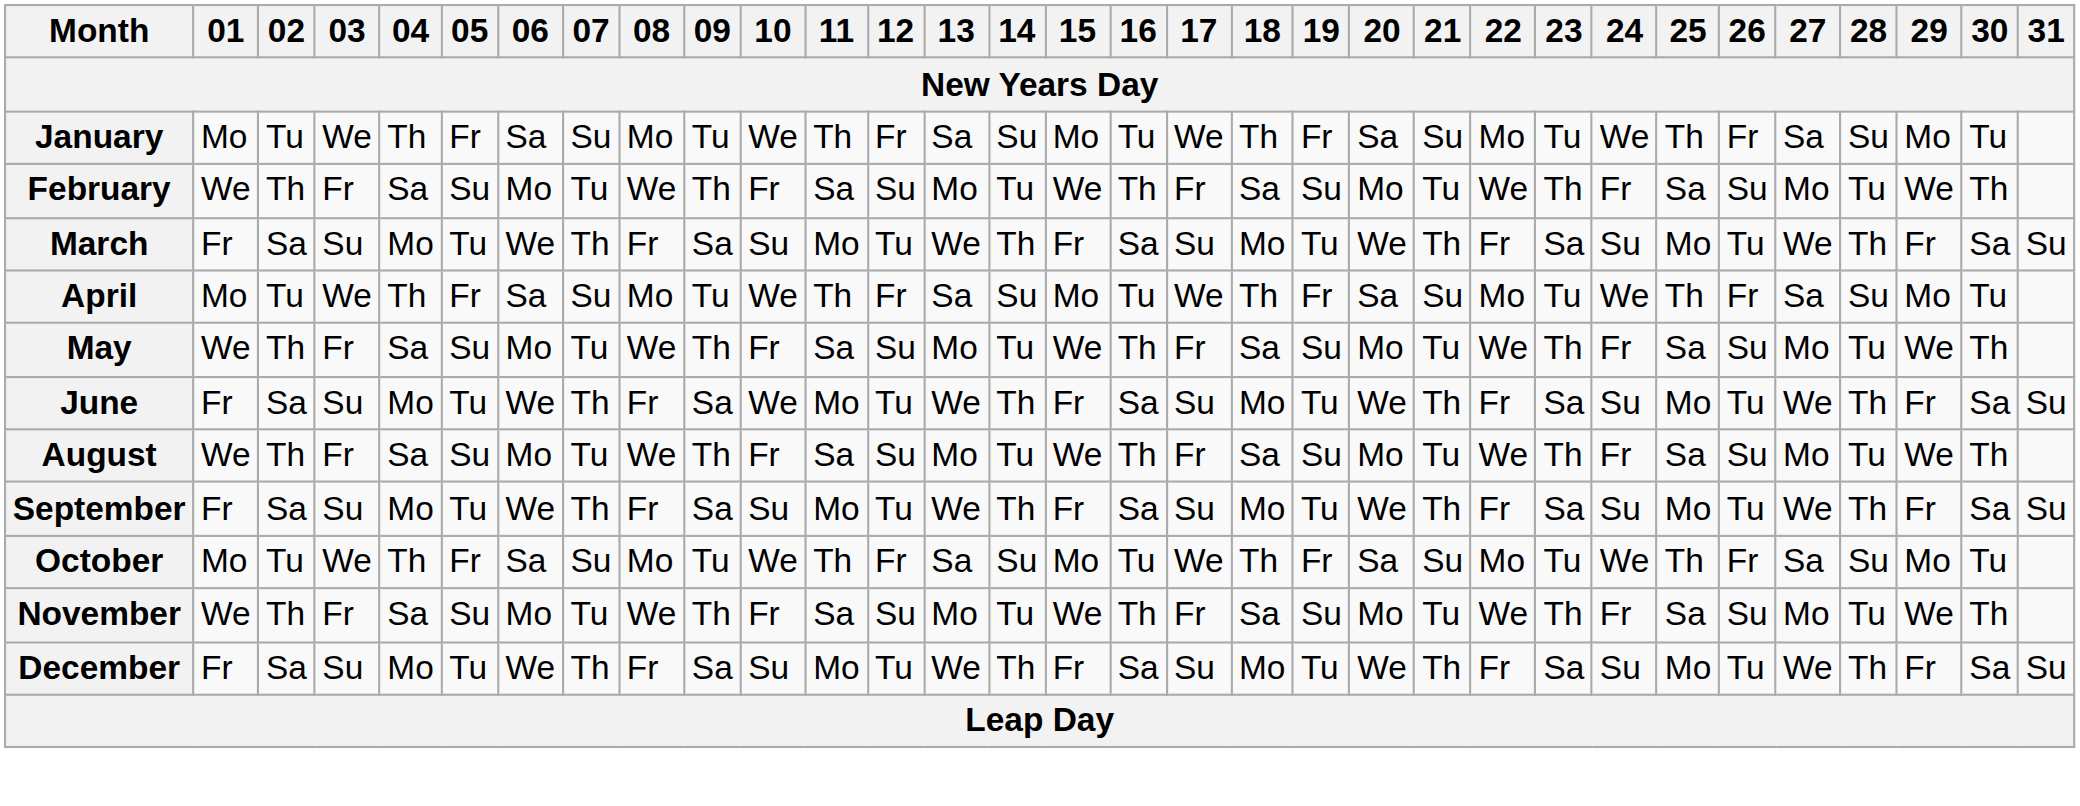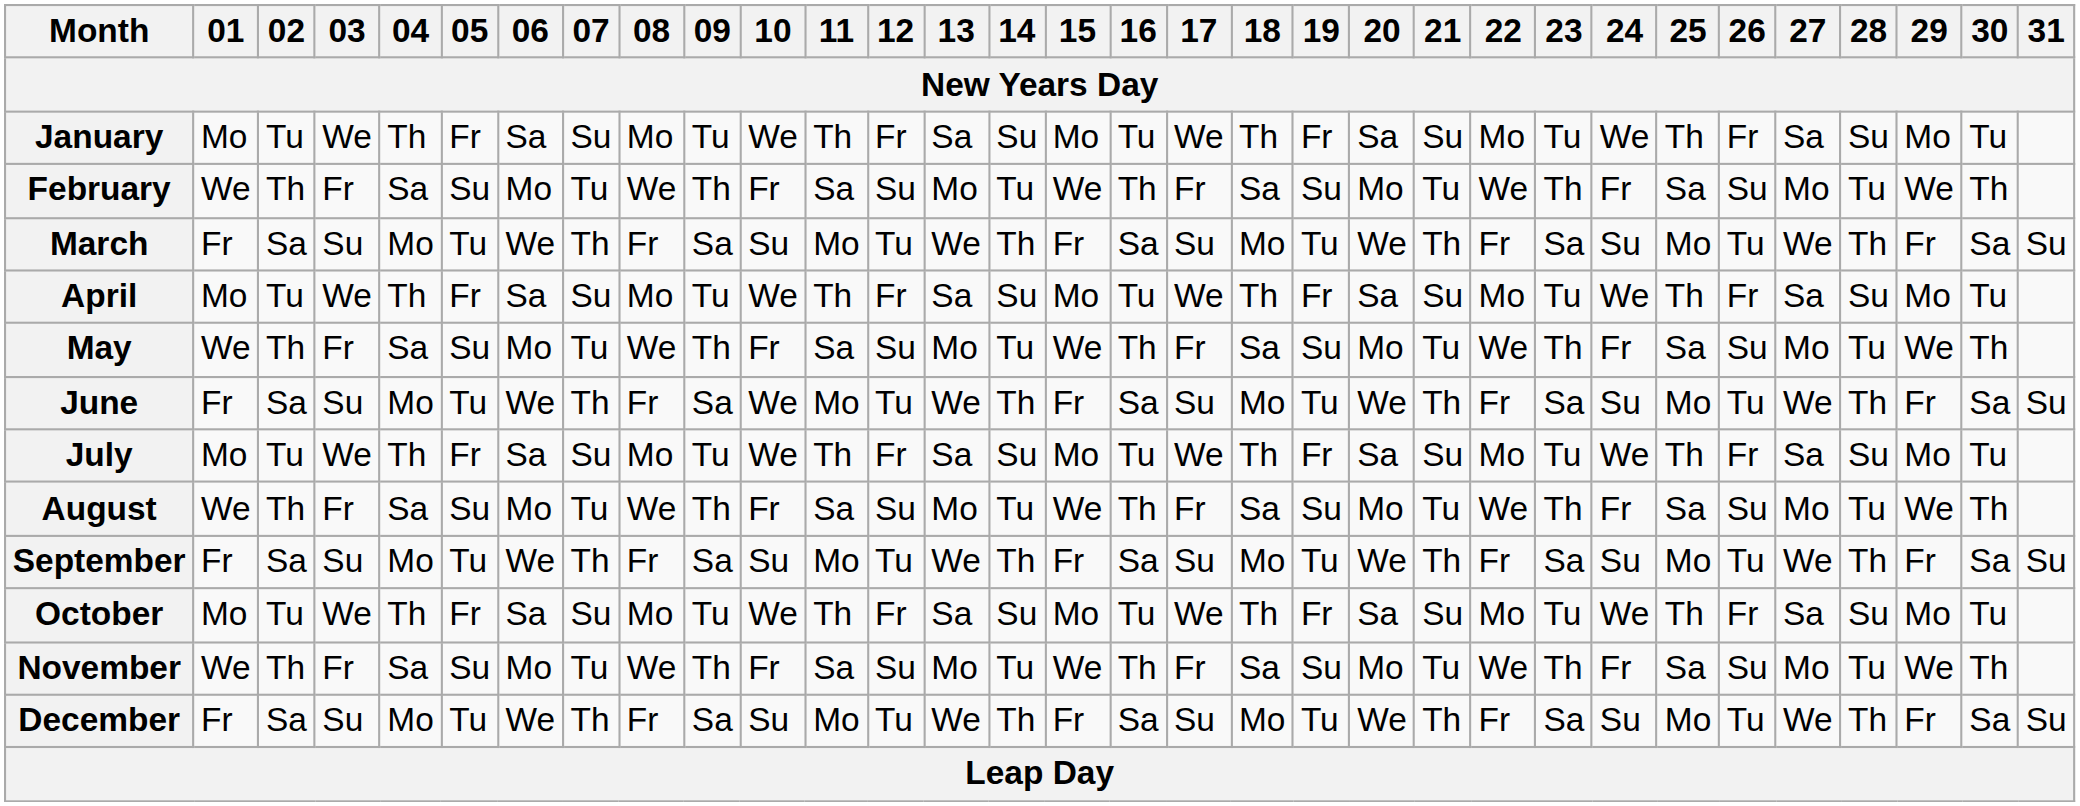+ row: (99, 455)
